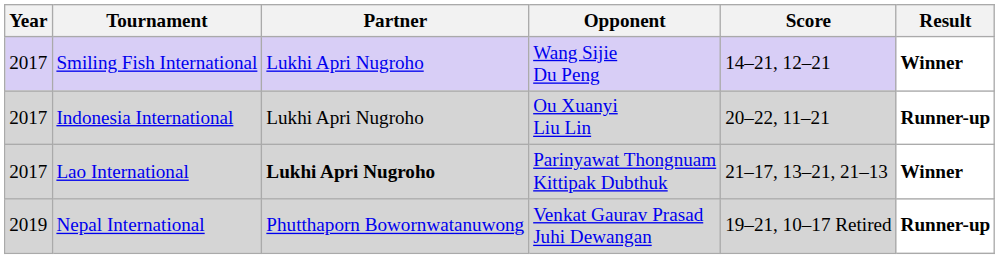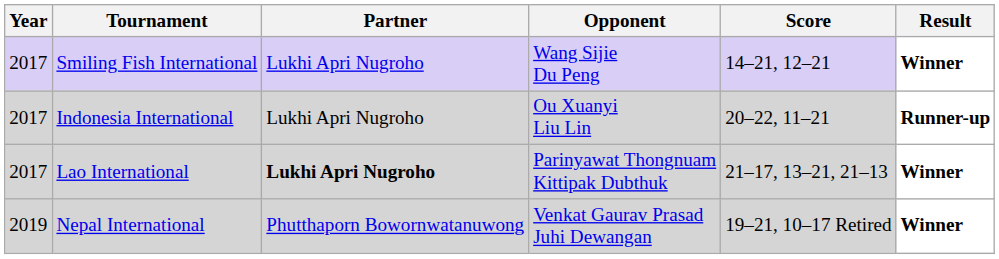(945, 226) Runner-up -> (932, 226) Winner
